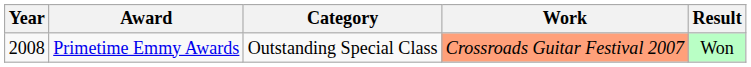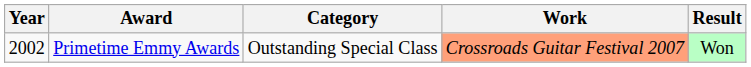(27, 47) 2008 -> (27, 47) 2002
